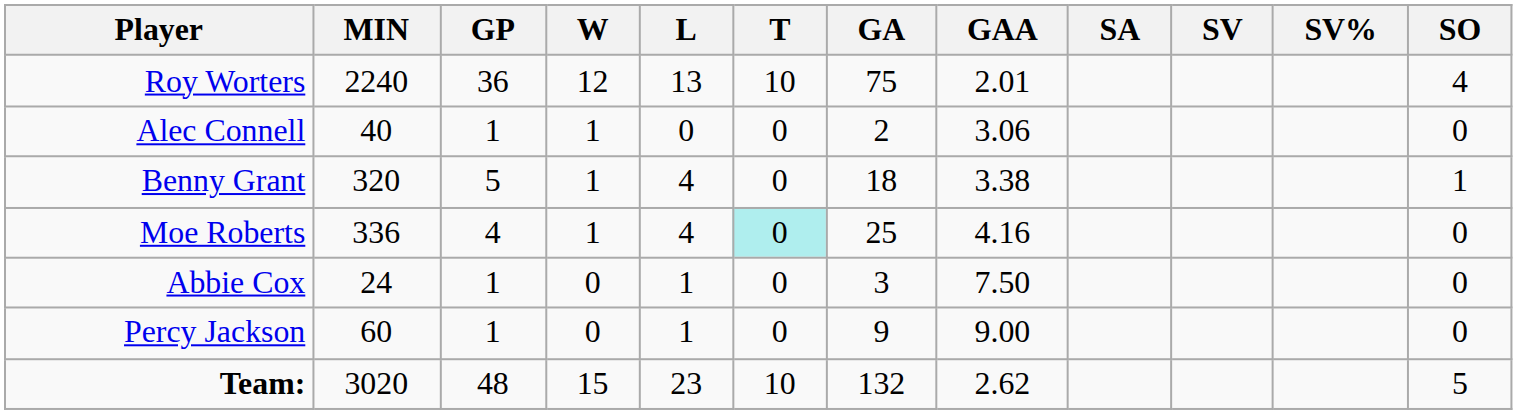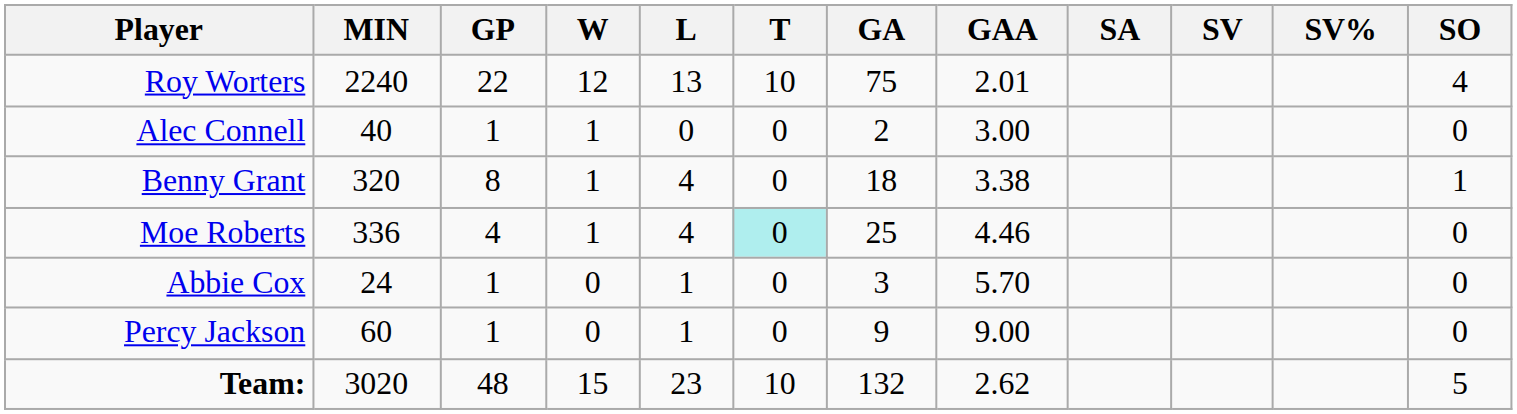(493, 80) 36 -> (493, 80) 22
(1002, 130) 3.06 -> (1002, 130) 3.00
(493, 181) 5 -> (493, 181) 8
(1002, 231) 4.16 -> (1002, 231) 4.46
(1002, 282) 7.50 -> (1002, 282) 5.70
